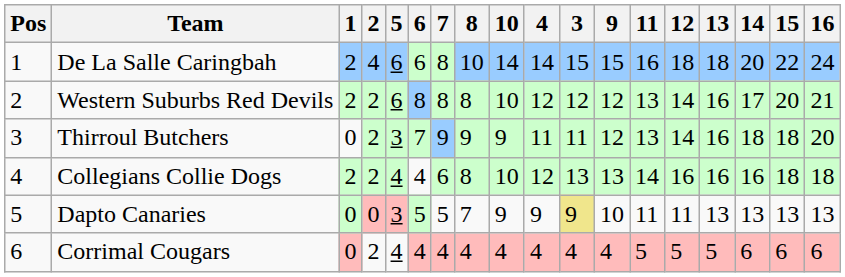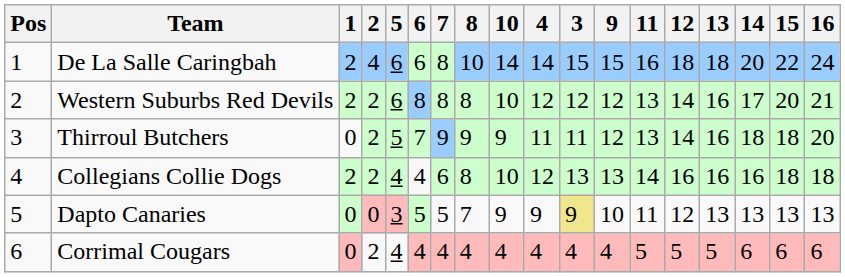(397, 137) 3 -> (397, 137) 5
(682, 213) 11 -> (682, 213) 12
